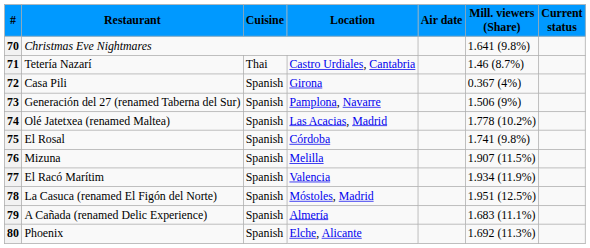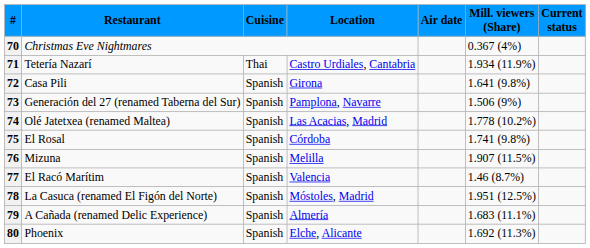(499, 45) 1.641 (9.8%) -> (494, 45) 0.367 (4%)
(496, 64) 1.46 (8.7%) -> (502, 64) 1.934 (11.9%)
(494, 83) 0.367 (4%) -> (499, 83) 1.641 (9.8%)
(502, 177) 1.934 (11.9%) -> (496, 177) 1.46 (8.7%)
